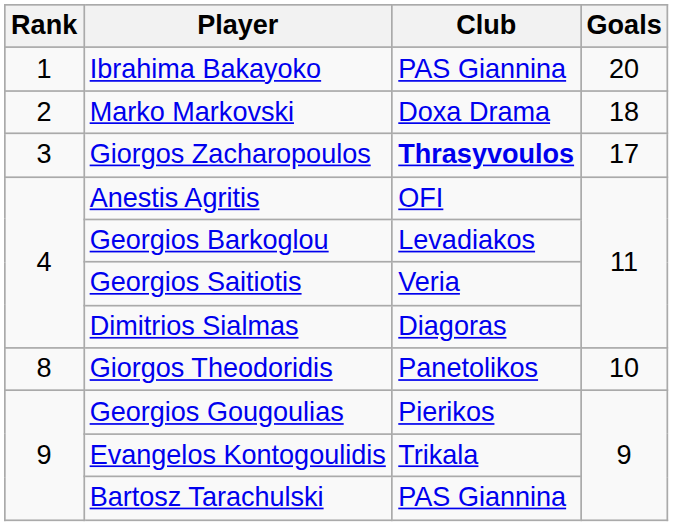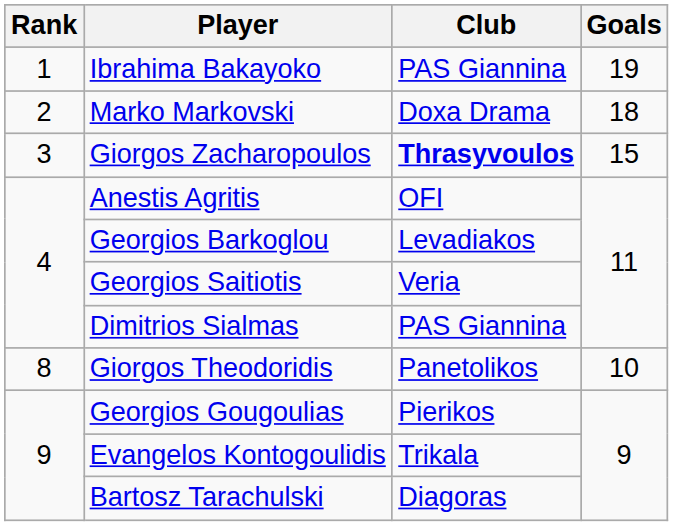(624, 68) 20 -> (624, 68) 19
(624, 154) 17 -> (624, 154) 15
(452, 326) Diagoras -> (482, 326) PAS Giannina
(482, 497) PAS Giannina -> (452, 497) Diagoras
